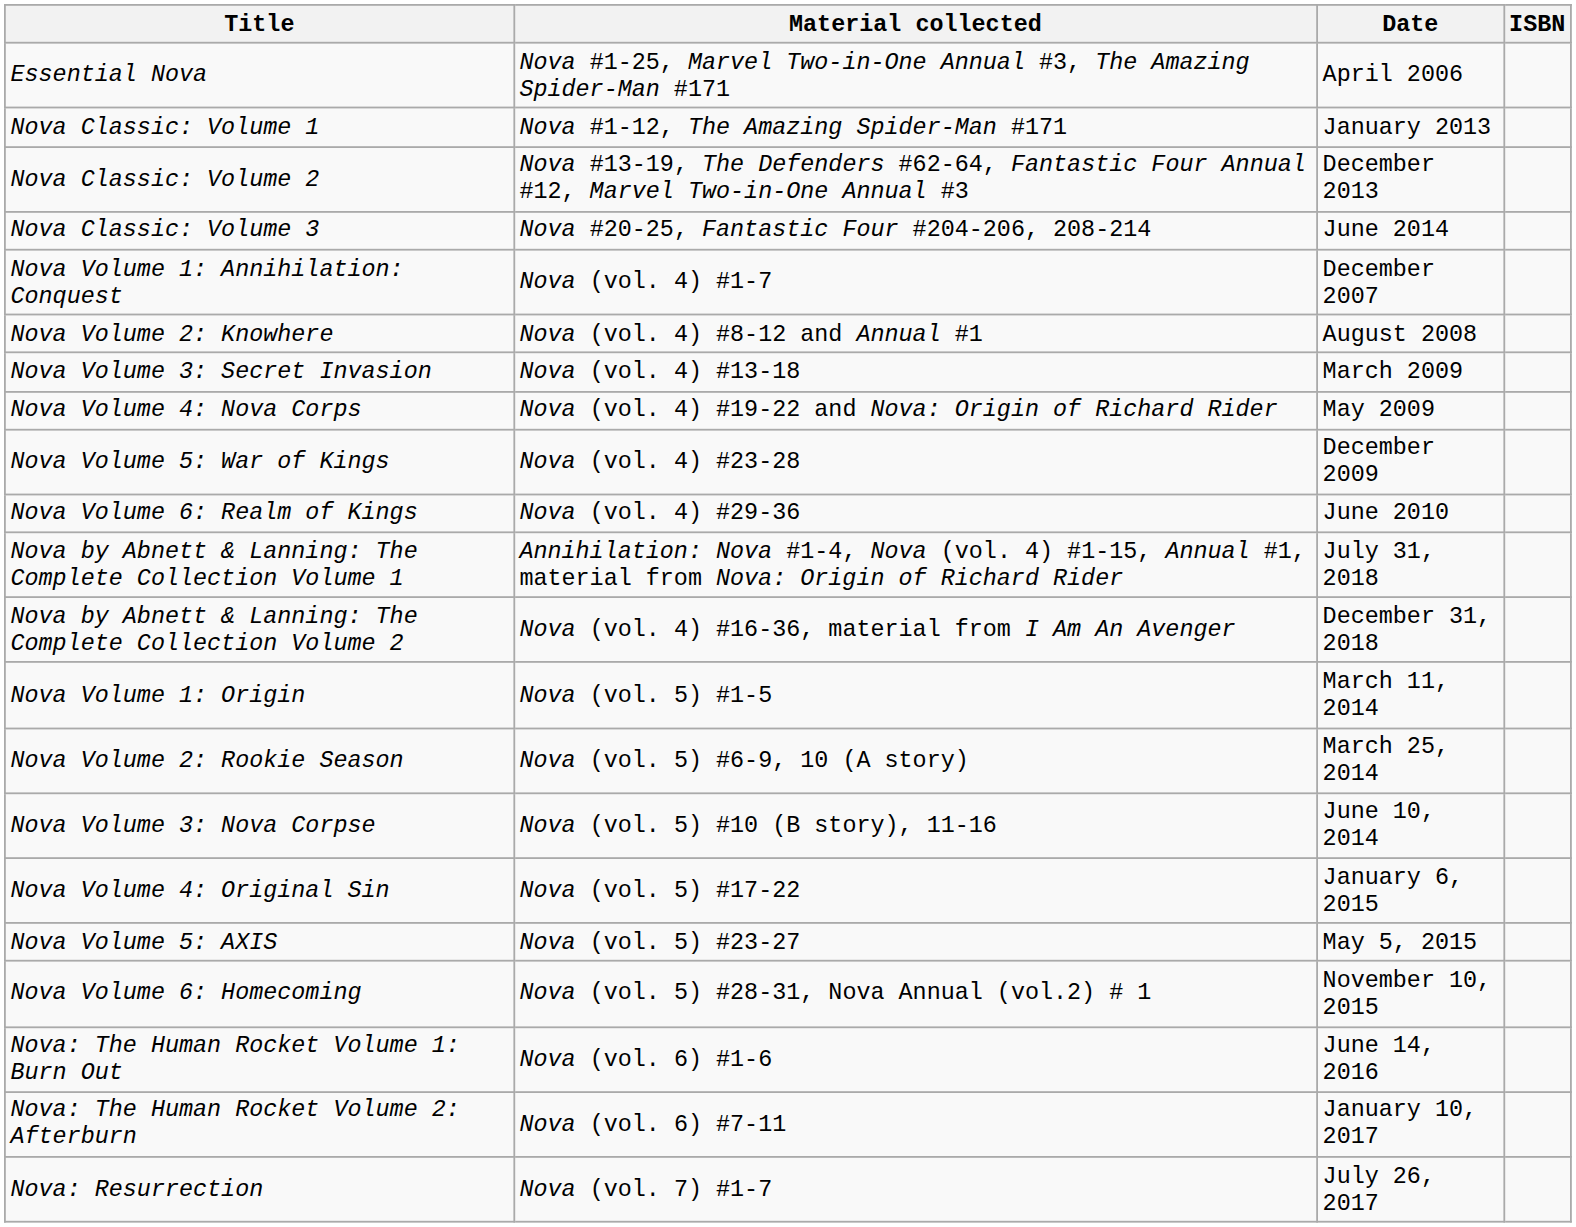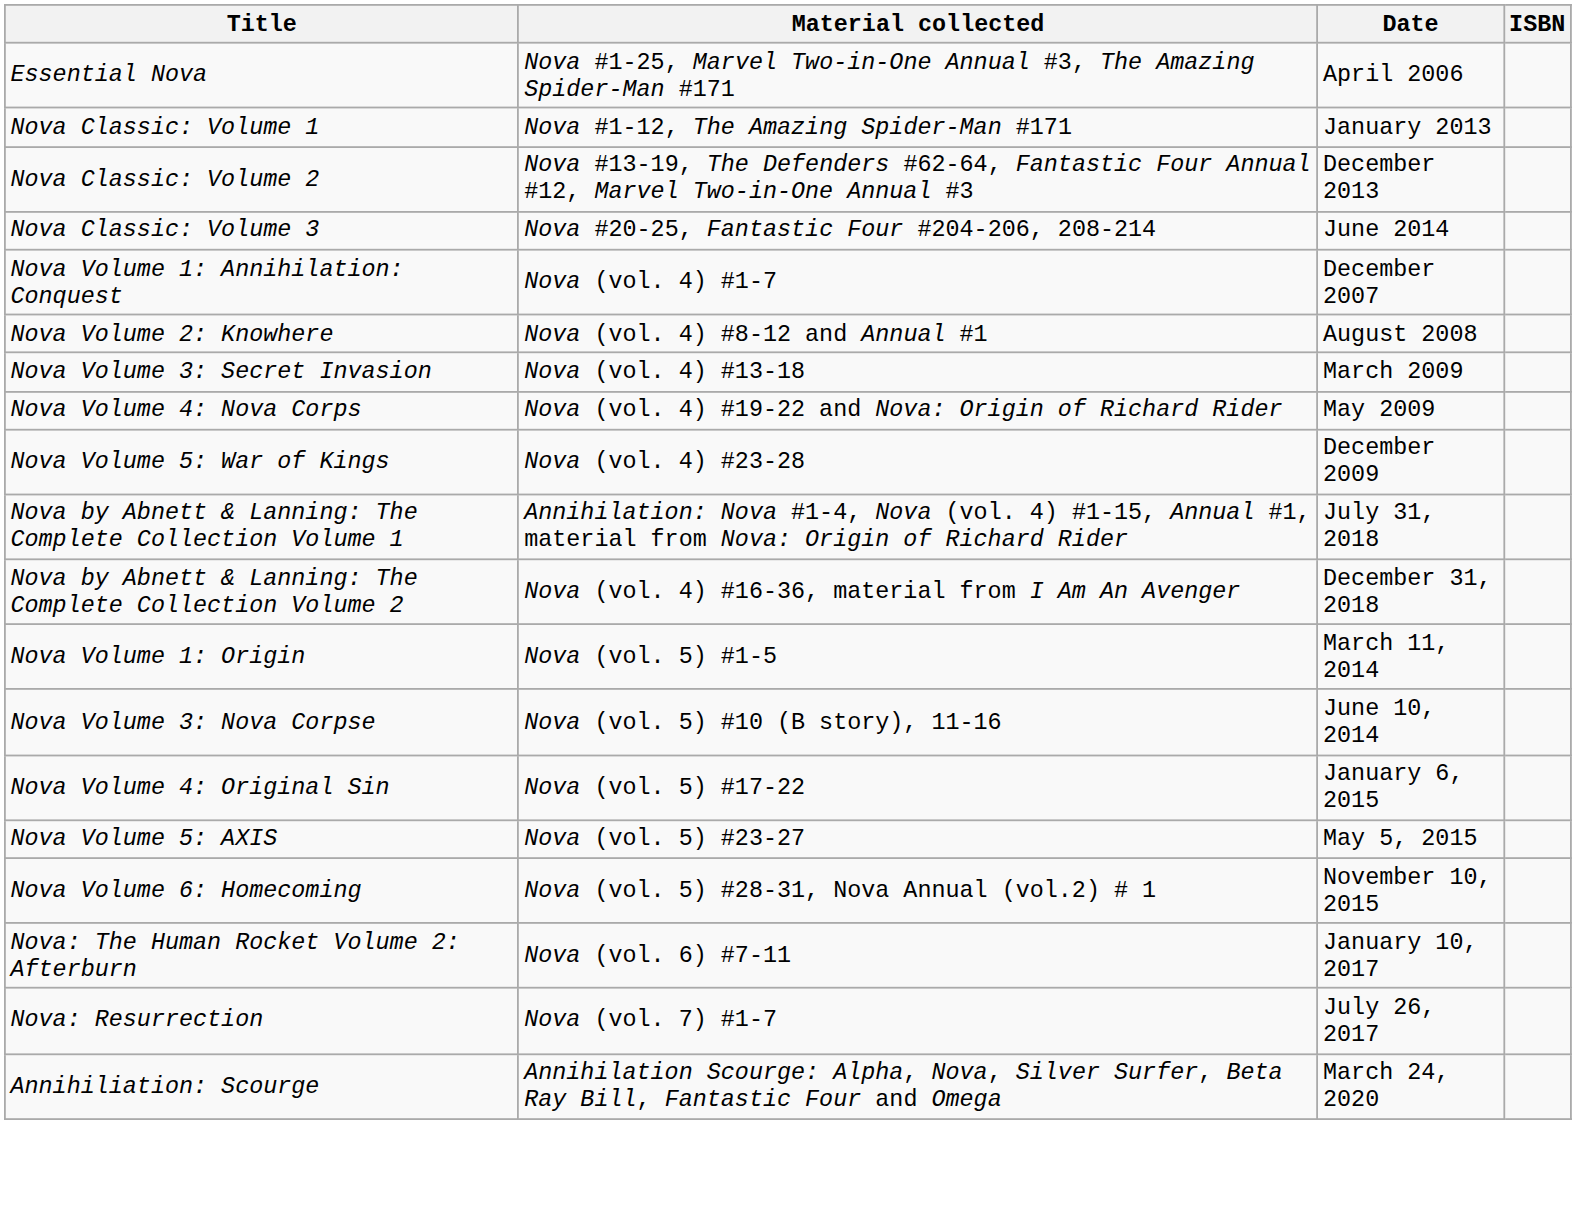- row: (214, 513)
- row: (207, 760)
- row: (235, 1059)
+ row: (165, 1086)
